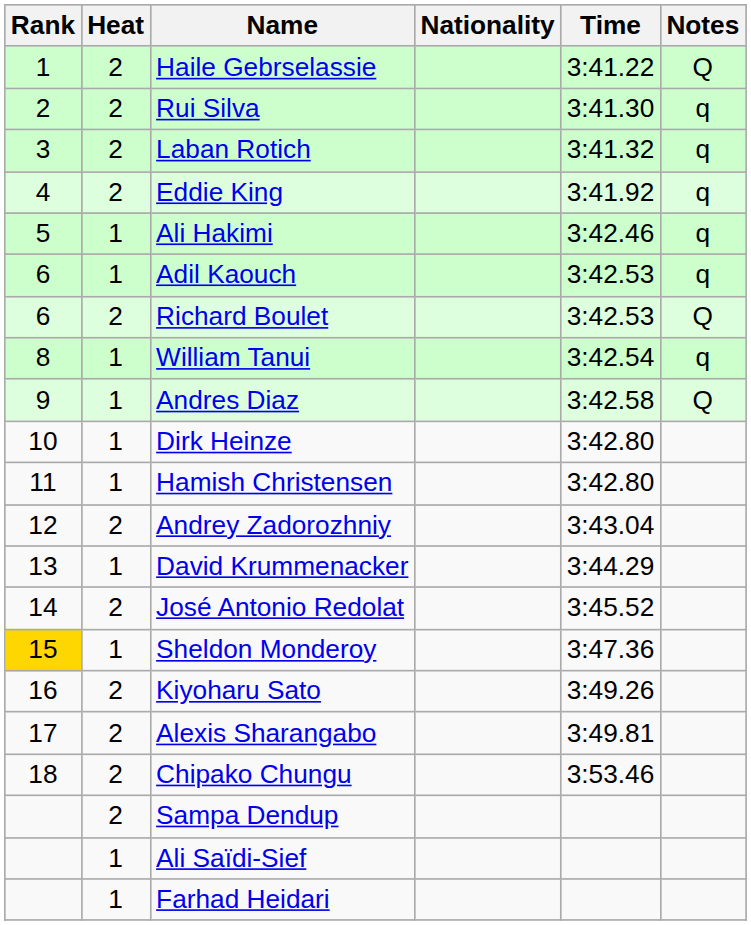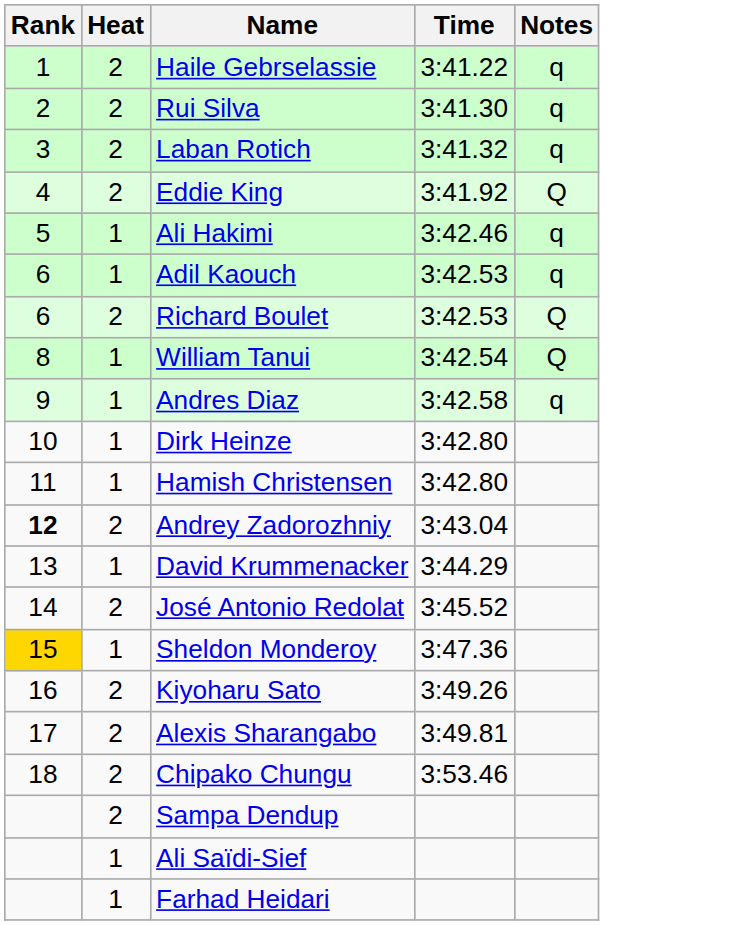- column: (488, 25)
(703, 66) Q -> (557, 66) q
(703, 191) q -> (557, 191) Q
(703, 358) q -> (557, 358) Q
(703, 399) Q -> (557, 399) q
(43, 524) normal -> (43, 524) bold
